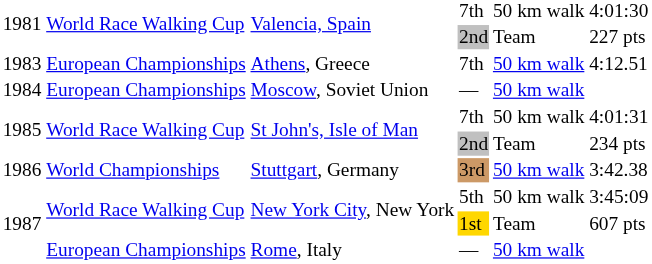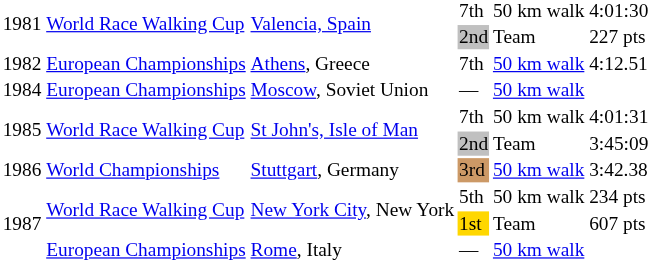(22, 63) 1983 -> (22, 63) 1982
(617, 143) 234 pts -> (619, 143) 3:45:09
(619, 196) 3:45:09 -> (617, 196) 234 pts
